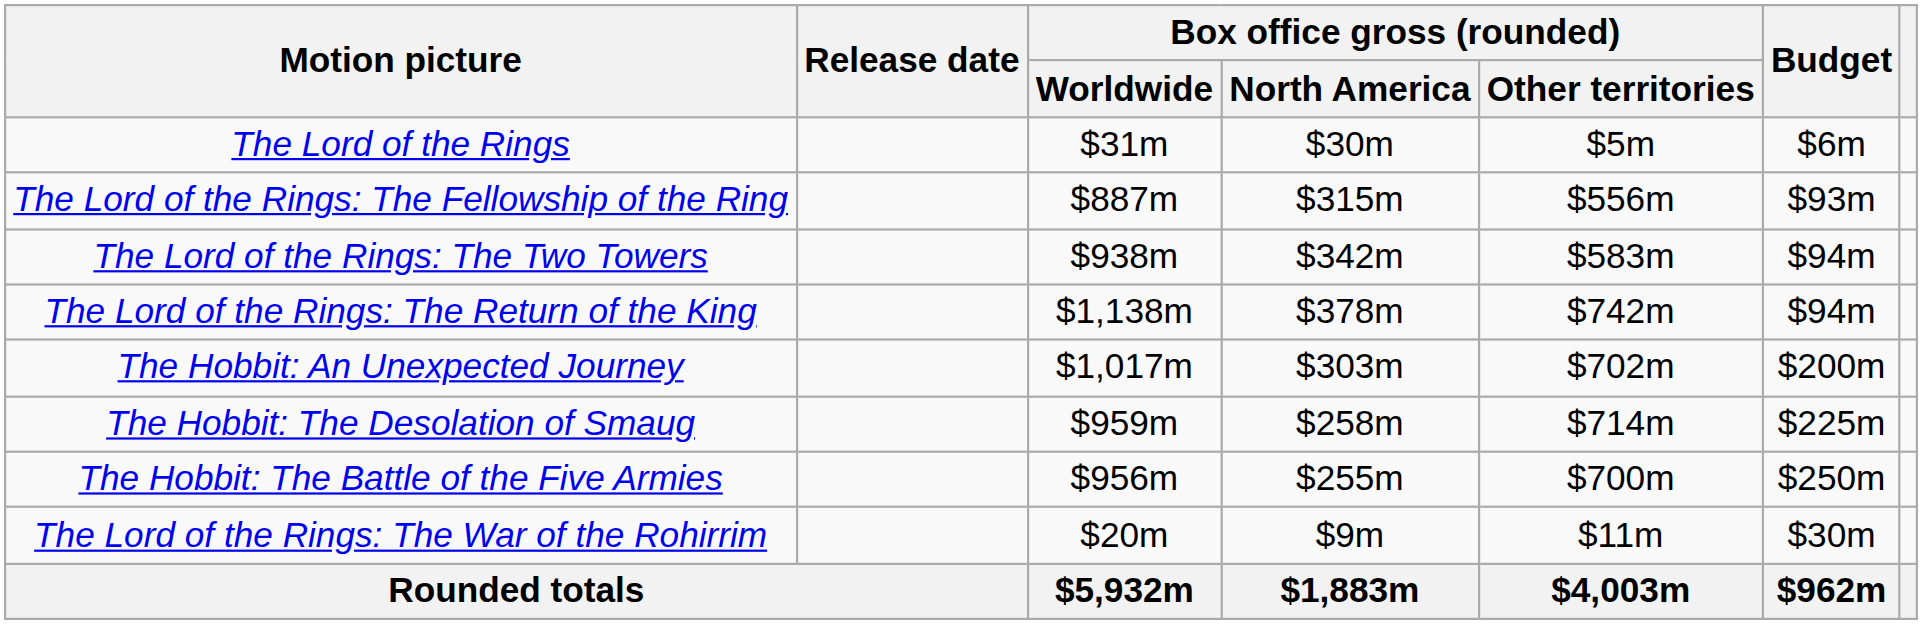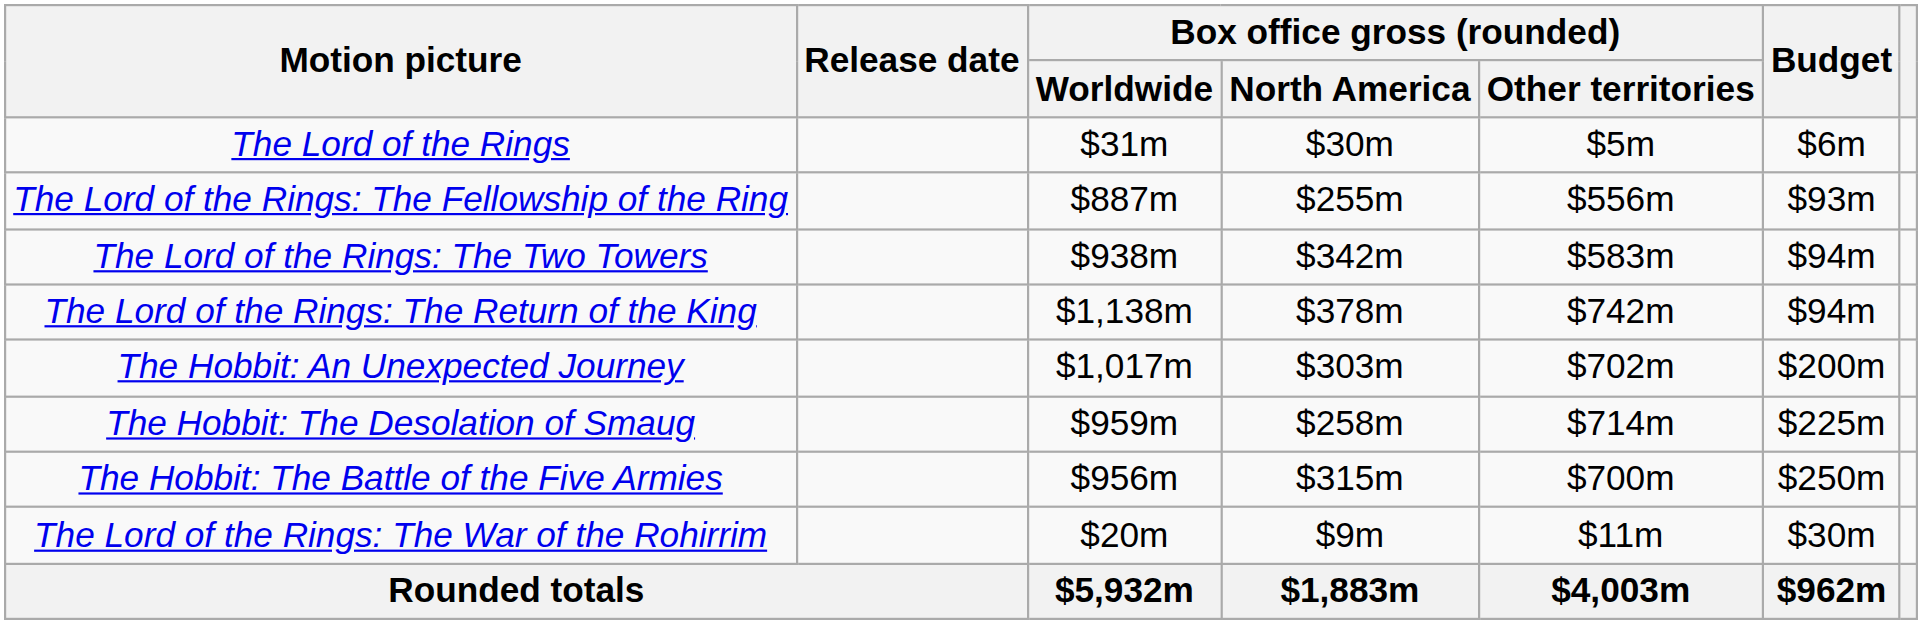(1350, 199) $315m -> (1350, 199) $255m
(1350, 479) $255m -> (1350, 479) $315m
